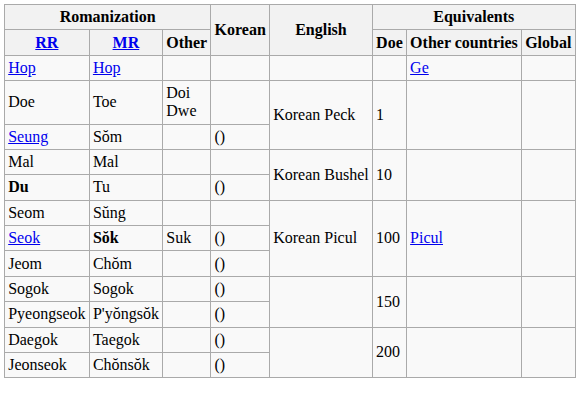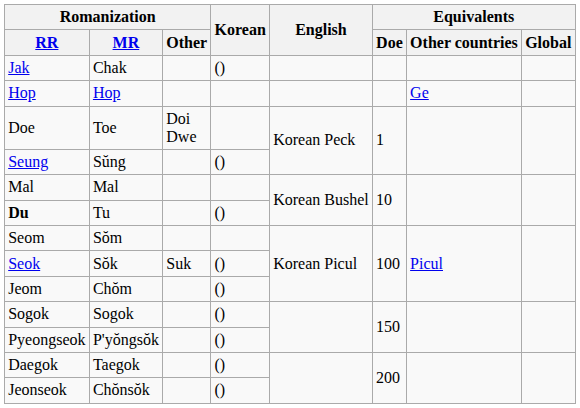+ row: (19, 67)
(108, 136) Sŏm -> (109, 162) Sŭng
(109, 212) Sŭng -> (108, 238) Sŏm
(106, 238) bold -> (105, 263) normal
